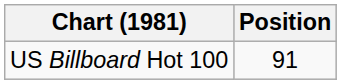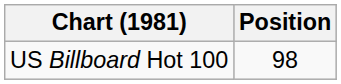(285, 60) 91 -> (285, 60) 98
